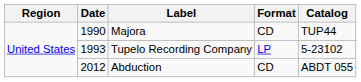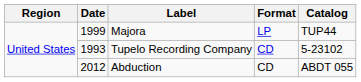(93, 31) 1990 -> (93, 31) 1999
(265, 31) CD -> (264, 31) LP
(264, 49) LP -> (265, 49) CD
